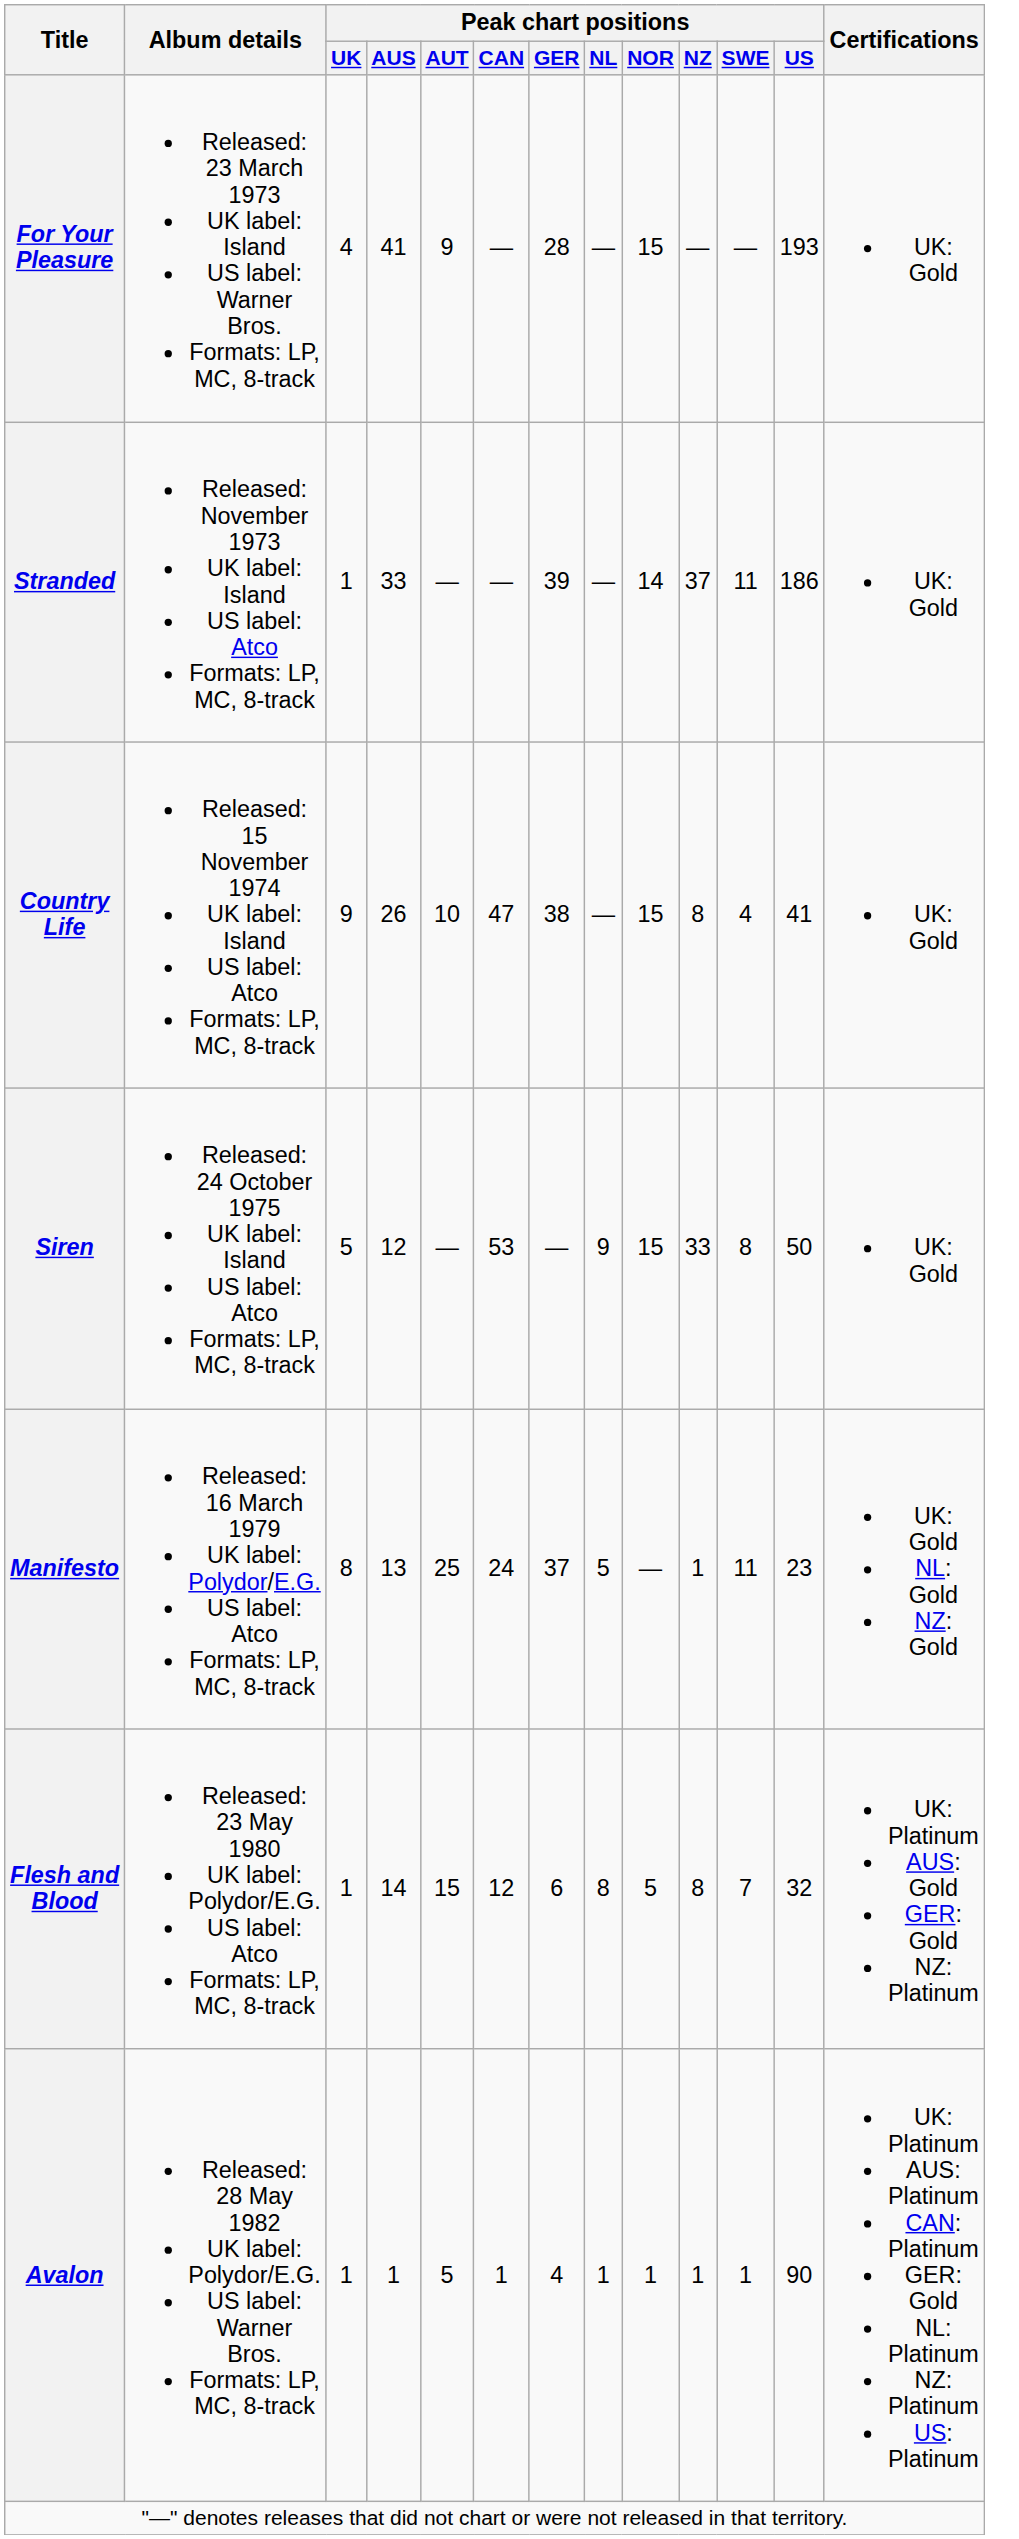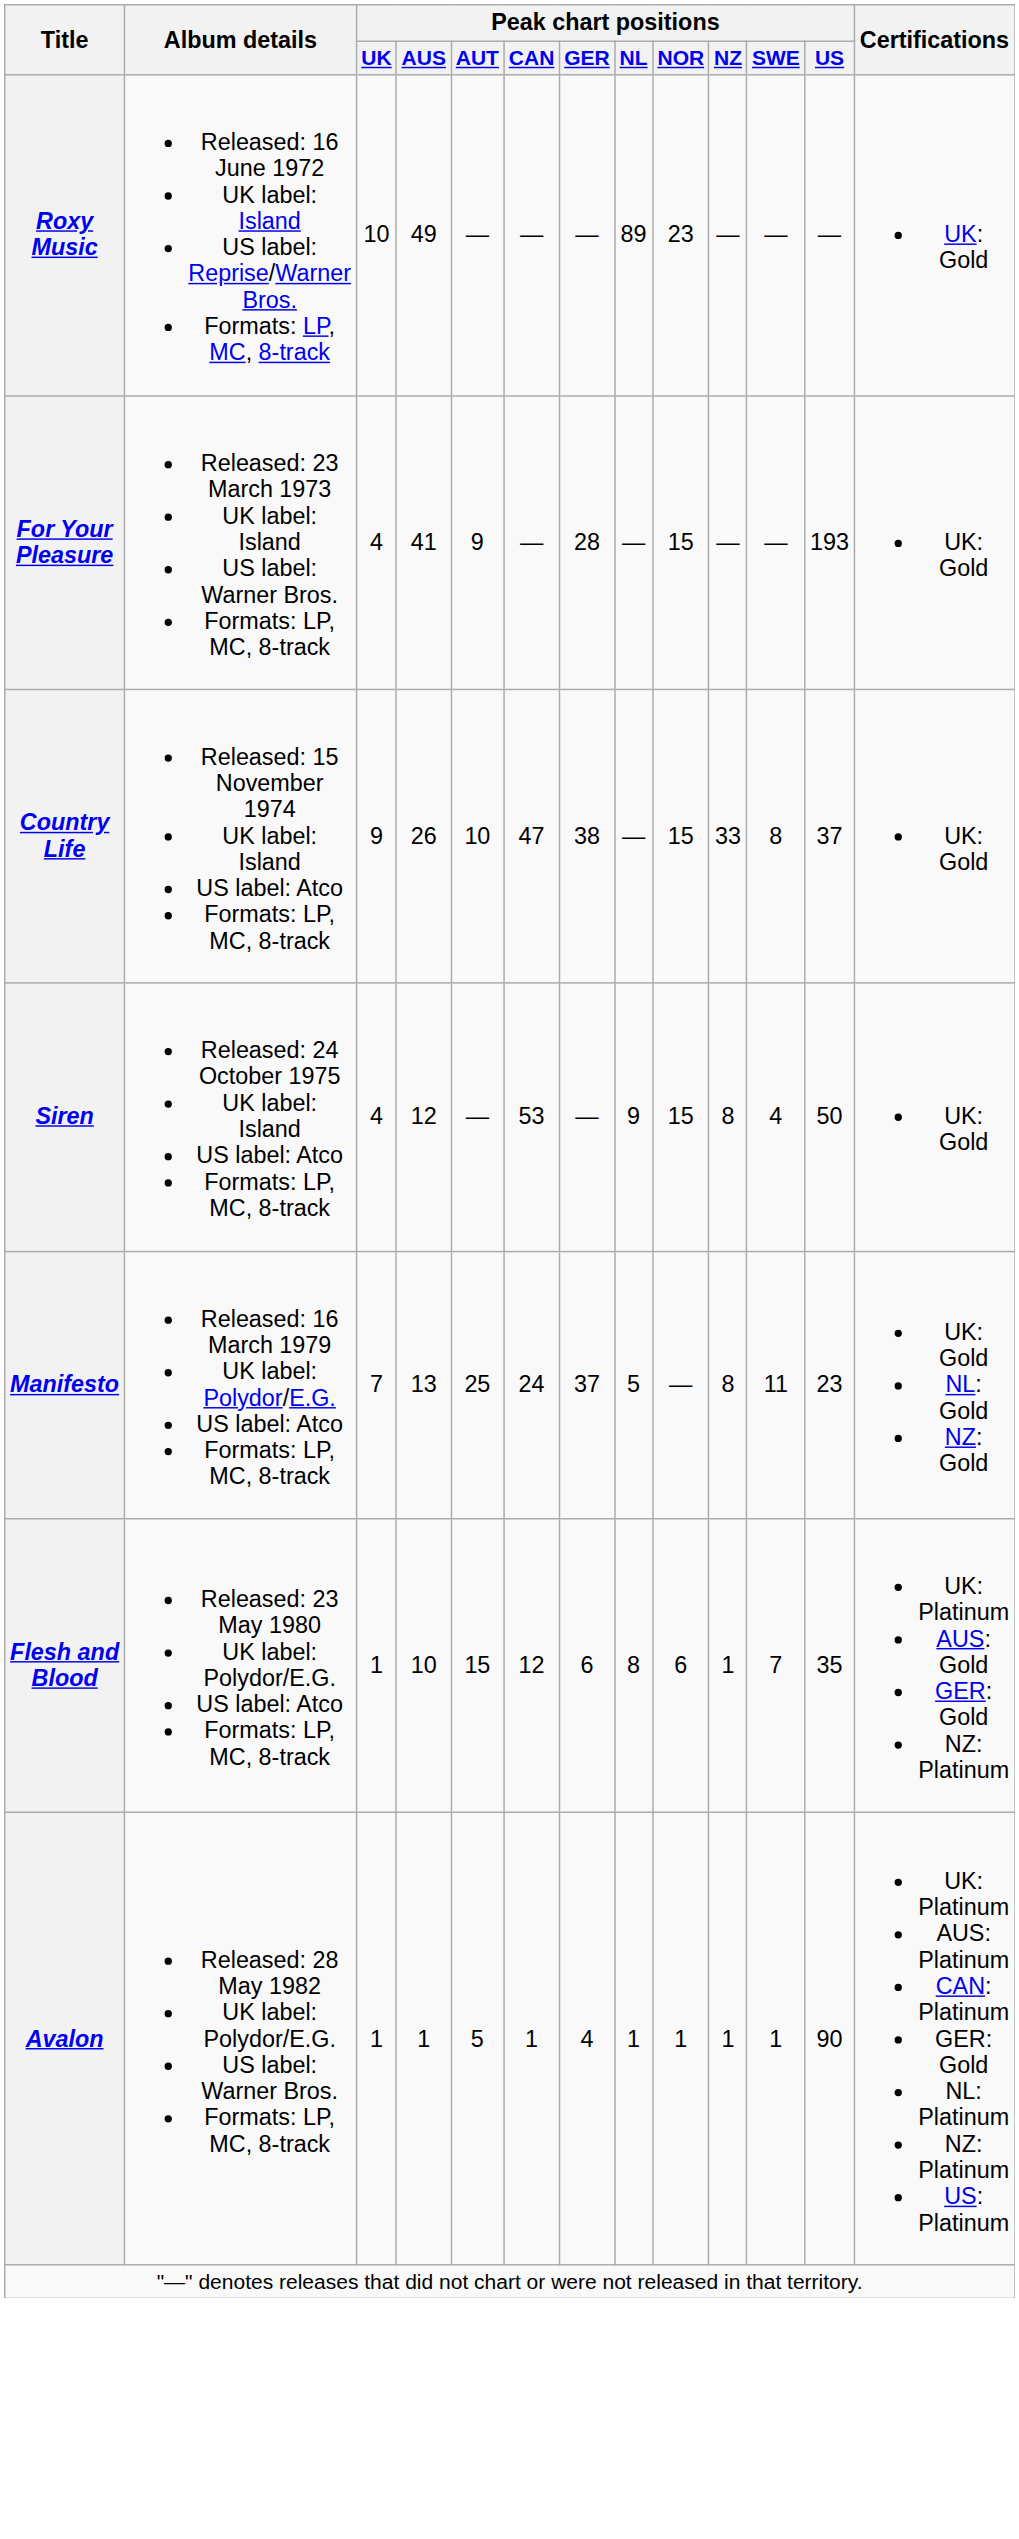+ row: (65, 234)
- row: (65, 581)
(698, 914) 8 -> (728, 836) 33
(746, 914) 4 -> (776, 836) 8
(799, 914) 41 -> (830, 836) 37
(346, 1248) 5 -> (377, 1116) 4
(698, 1248) 33 -> (728, 1116) 8
(746, 1248) 8 -> (776, 1116) 4
(346, 1568) 8 -> (377, 1384) 7
(698, 1568) 1 -> (728, 1384) 8
(393, 1888) 14 -> (424, 1665) 10
(651, 1888) 5 -> (681, 1665) 6
(698, 1888) 8 -> (728, 1665) 1
(799, 1888) 32 -> (830, 1665) 35
